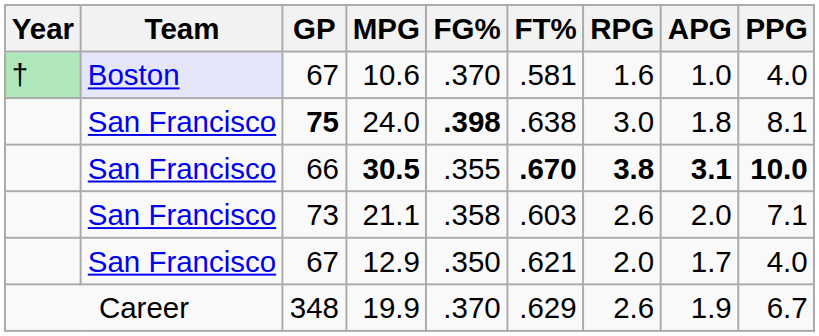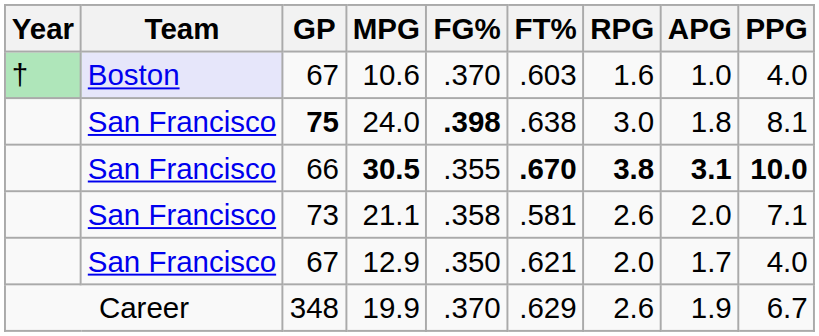(548, 75) .581 -> (548, 75) .603
(548, 215) .603 -> (548, 215) .581
